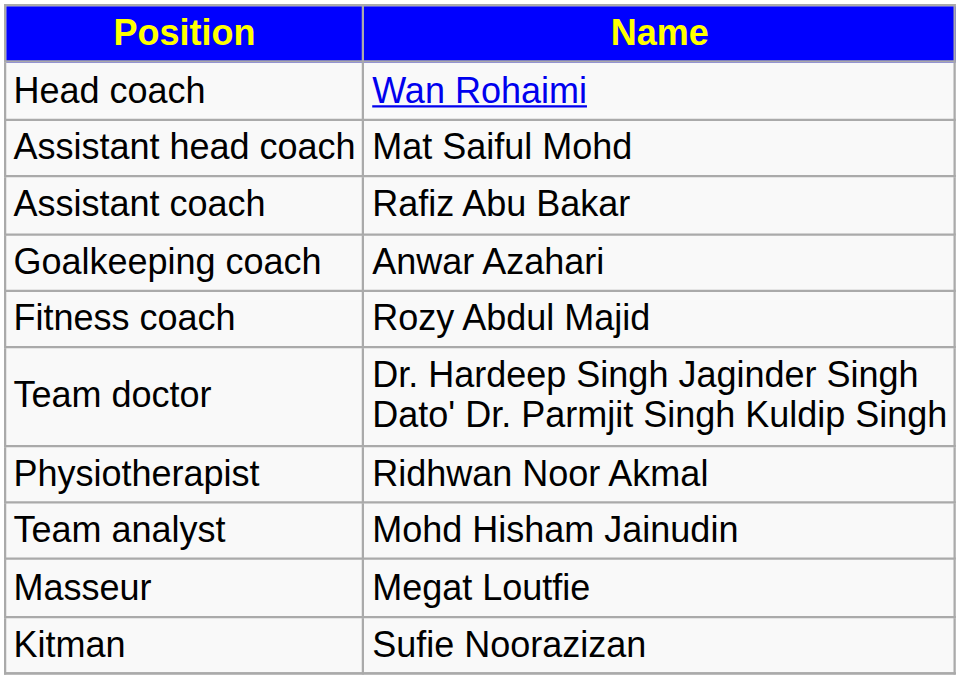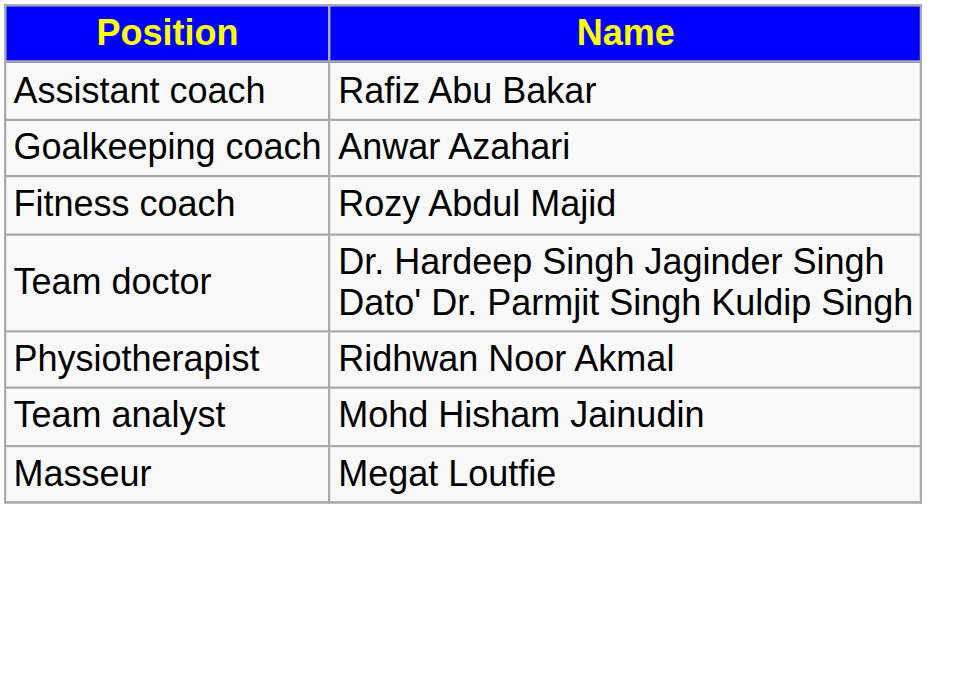- row: (109, 90)
- row: (185, 147)
- row: (69, 644)
